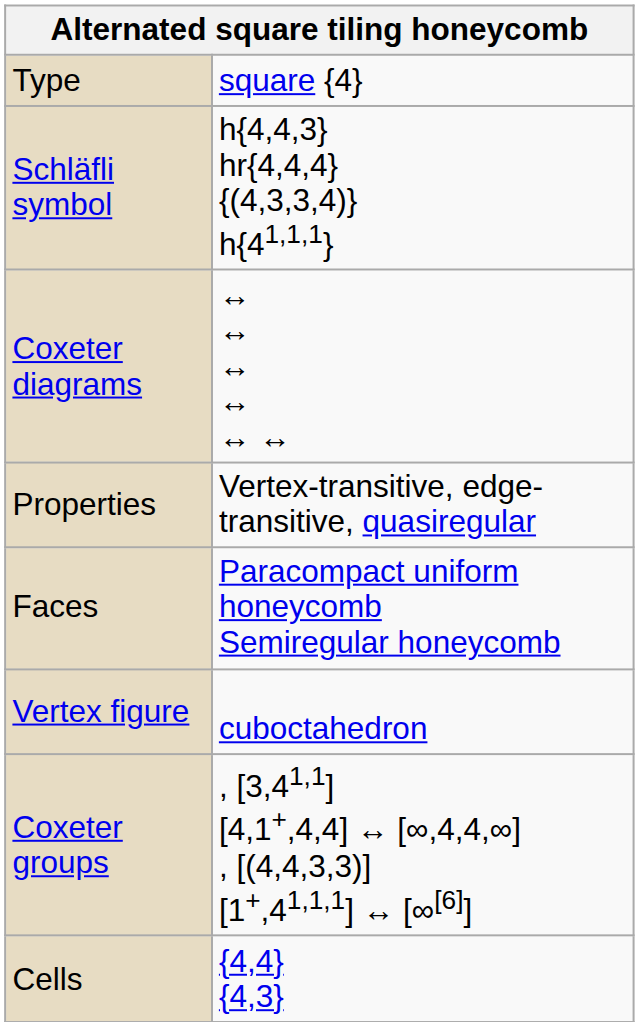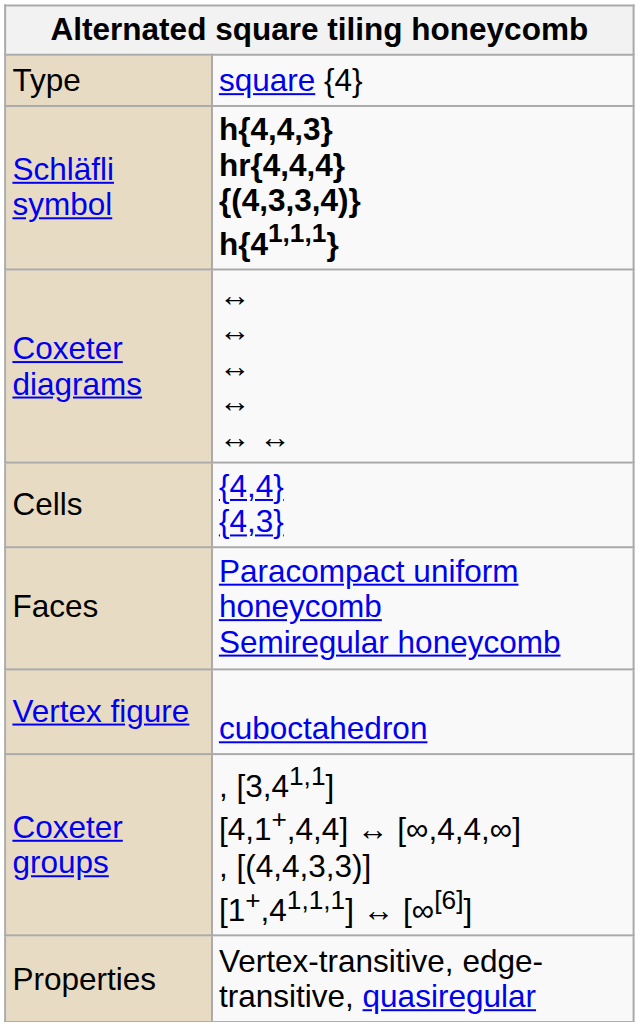(288, 187) normal -> (290, 187) bold
rows swapped: (47, 978) <-> (84, 504)
